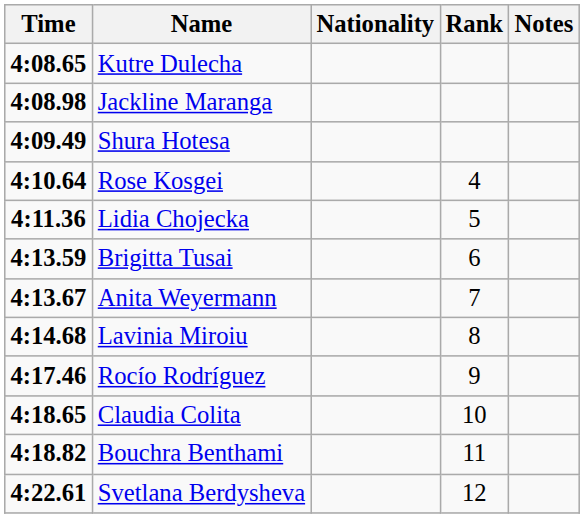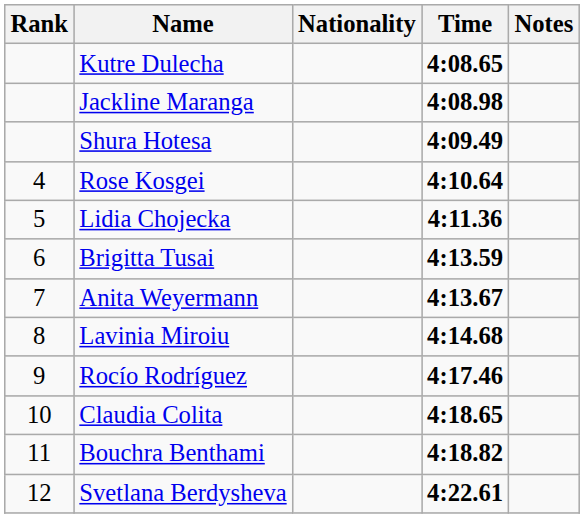columns swapped: (474, 24) <-> (48, 24)
